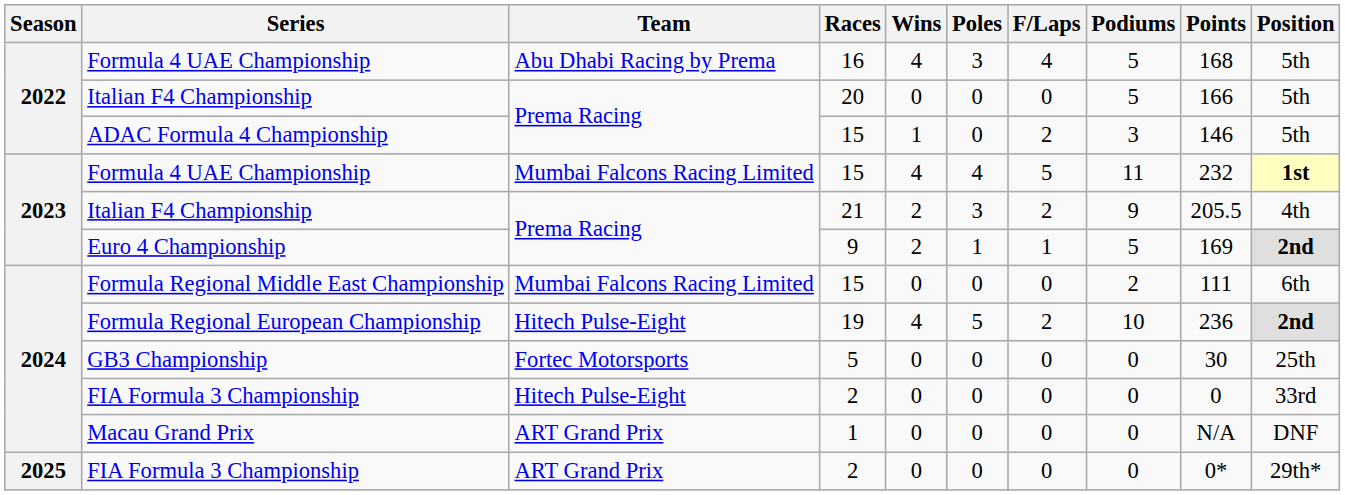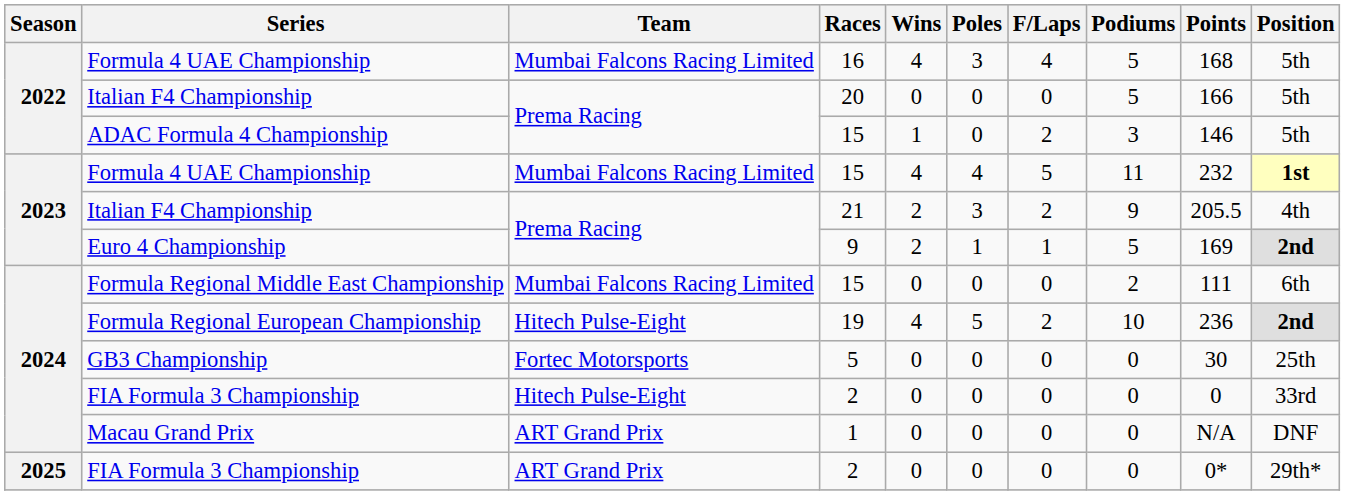(645, 60) Abu Dhabi Racing by Prema -> (664, 60) Mumbai Falcons Racing Limited
